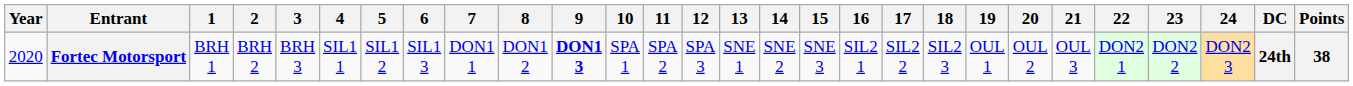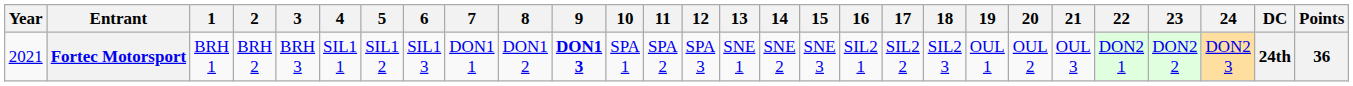(26, 56) 2020 -> (26, 56) 2021
(1322, 56) 38 -> (1322, 56) 36
